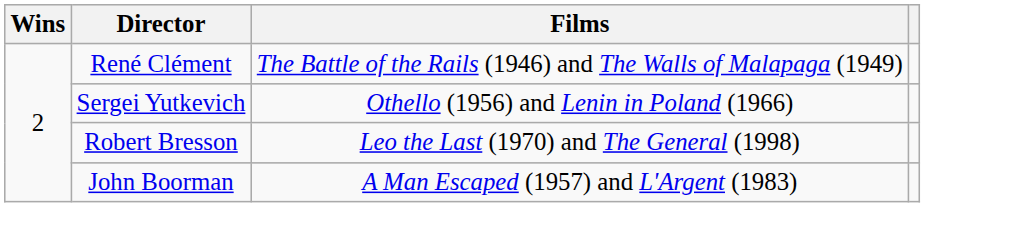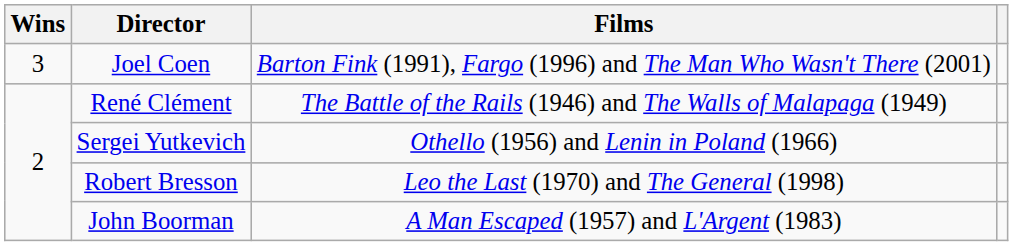+ row: (161, 63)
